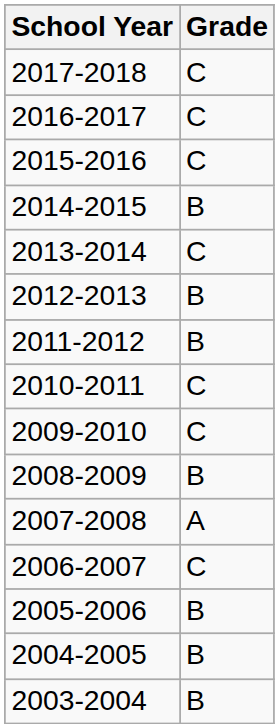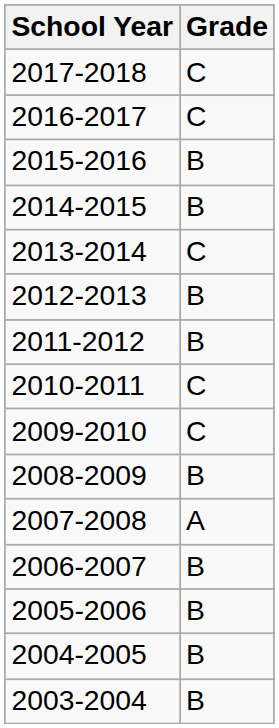(196, 161) C -> (196, 161) B
(196, 565) C -> (196, 565) B
